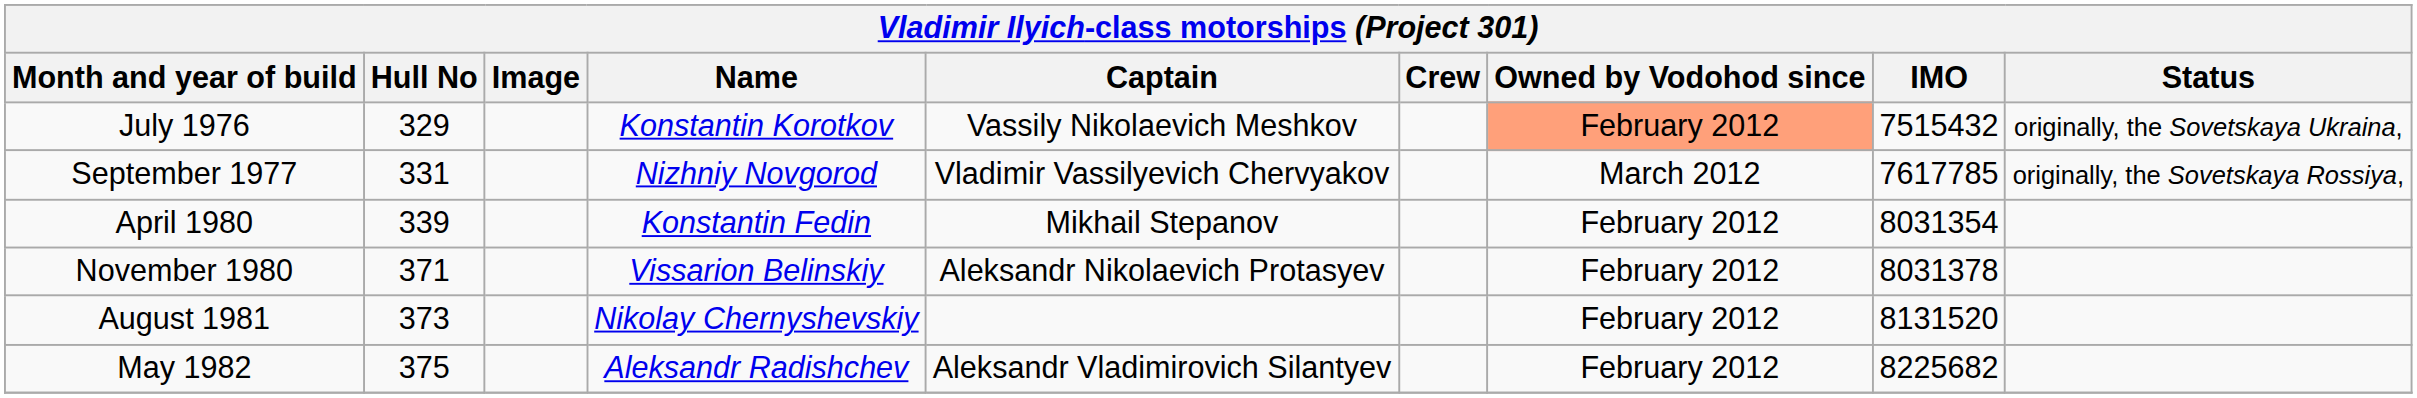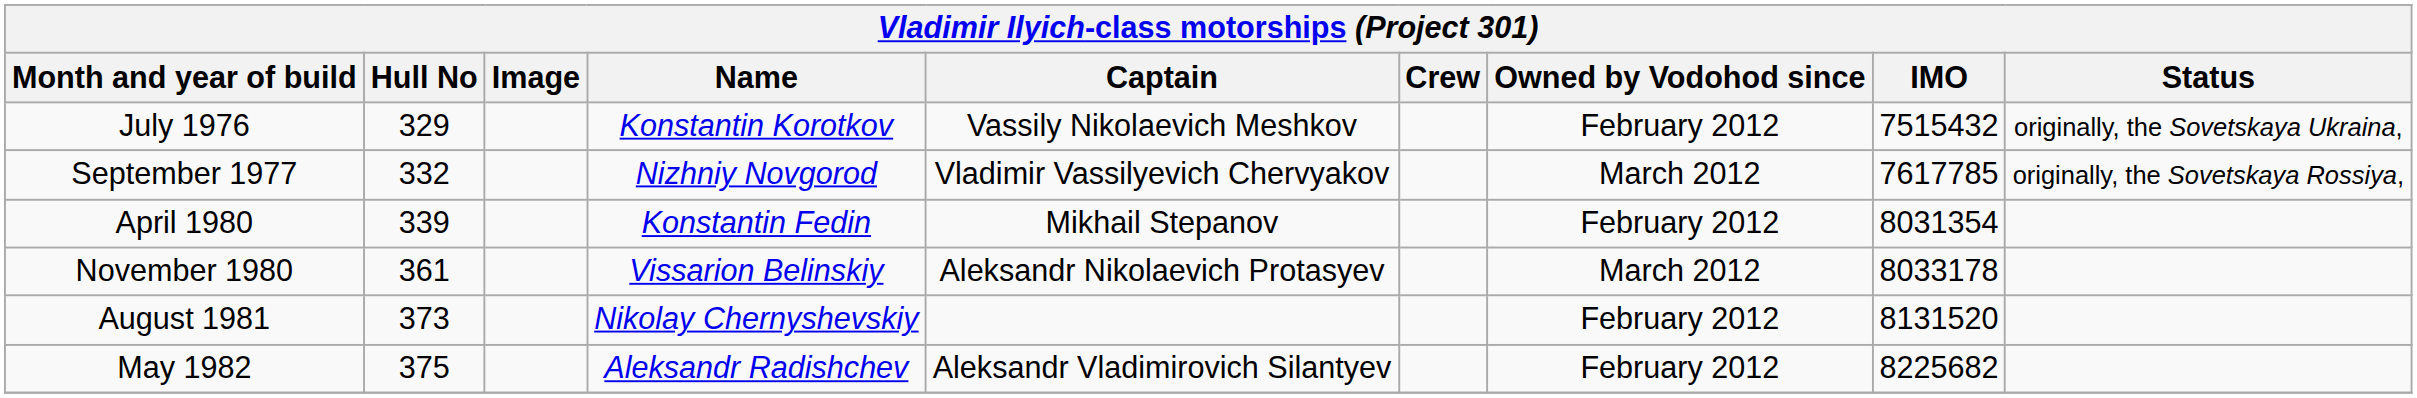(1680, 125) lightsalmon background -> (1680, 125) no background
(424, 174) 331 -> (424, 174) 332
(424, 271) 371 -> (424, 271) 361
(1680, 271) February 2012 -> (1680, 271) March 2012
(1939, 271) 8031378 -> (1939, 271) 8033178
